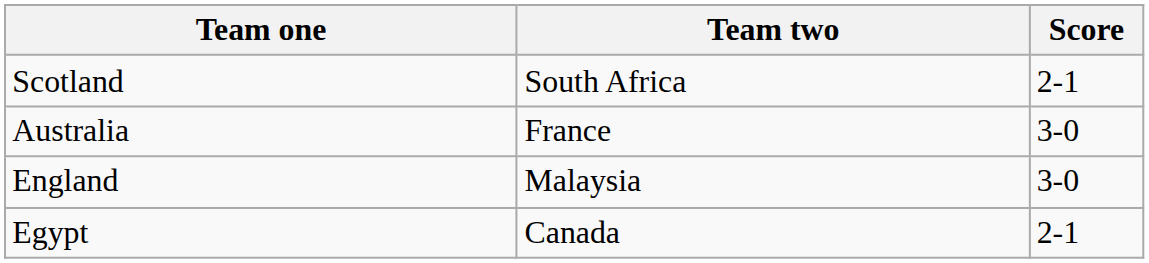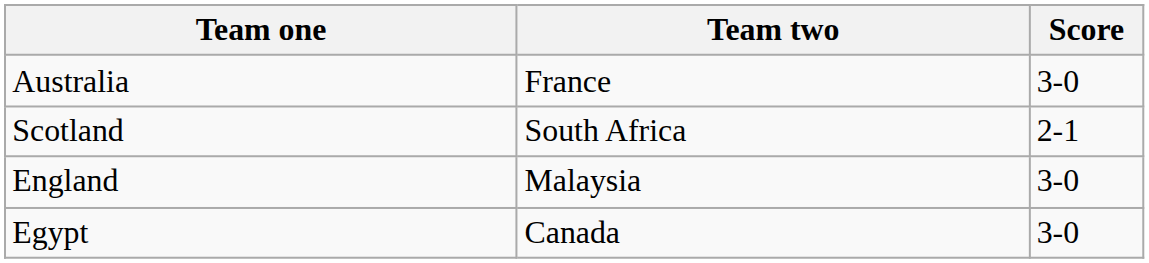rows swapped: (68, 80) <-> (71, 130)
(1058, 231) 2-1 -> (1058, 231) 3-0
